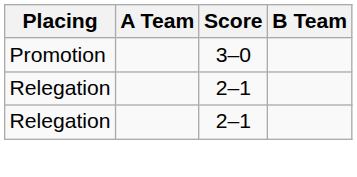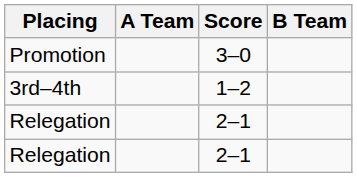+ row: (45, 88)
